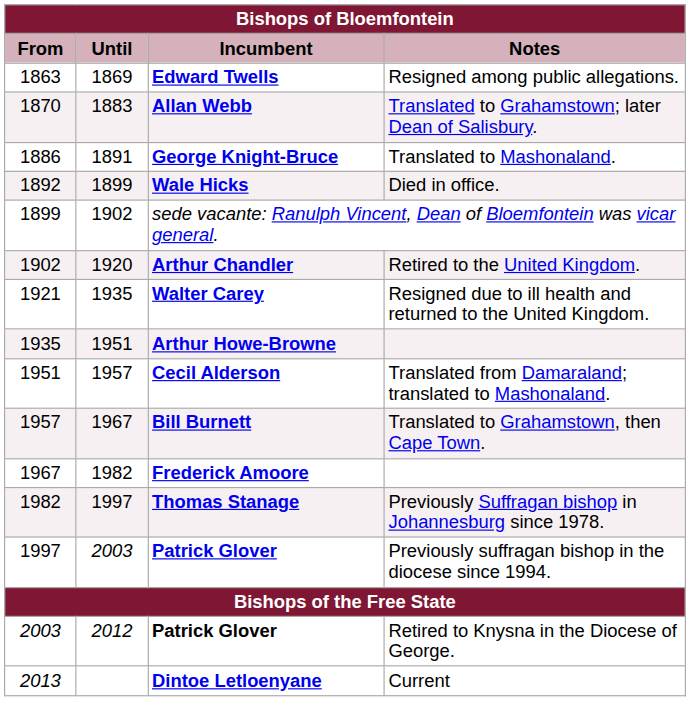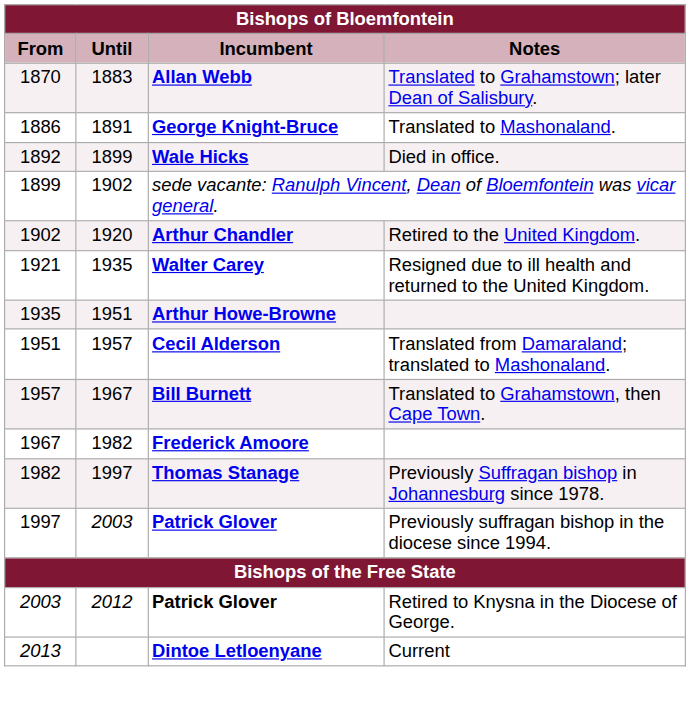- row: (215, 77)
